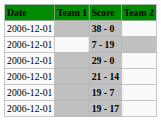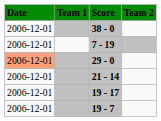(30, 60) no background -> (30, 60) lightsalmon background
rows swapped: (105, 108) <-> (103, 92)
